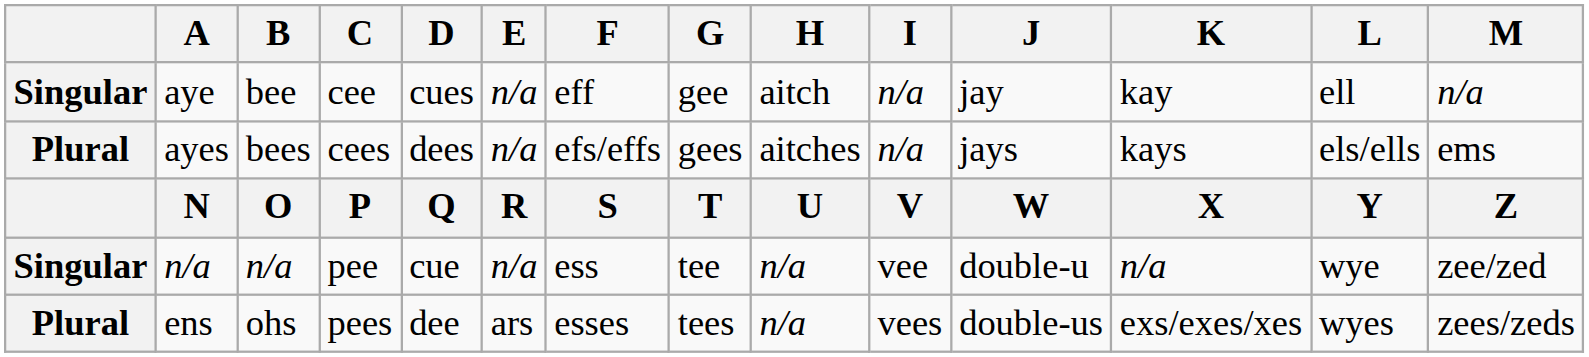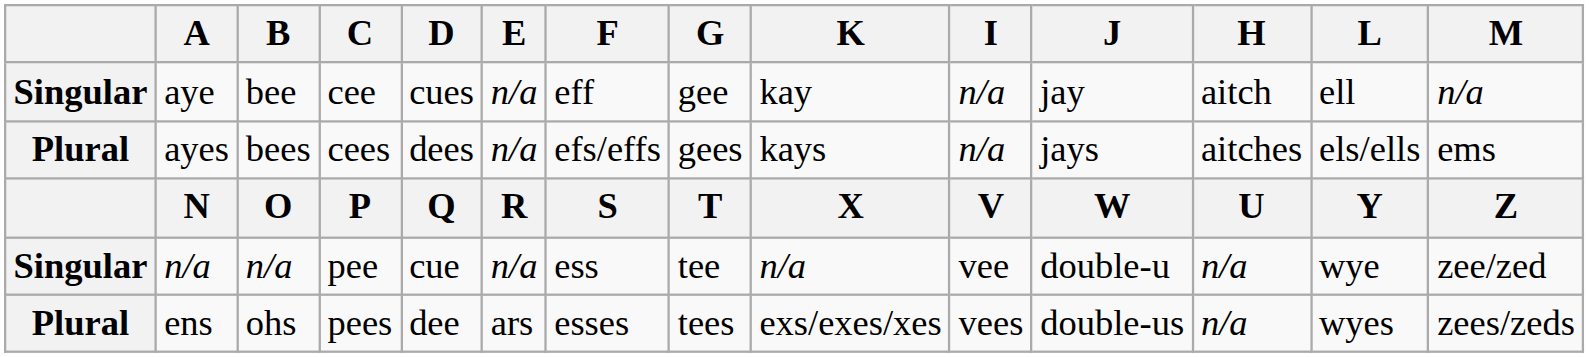columns swapped: (810, 33) <-> (1211, 33)
